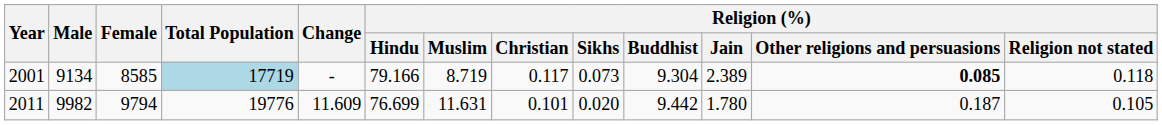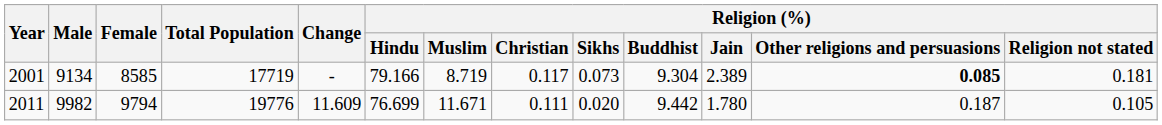(271, 76) lightblue background -> (271, 76) no background
(1133, 76) 0.118 -> (1133, 76) 0.181
(462, 104) 11.631 -> (462, 104) 11.671
(548, 104) 0.101 -> (549, 104) 0.111
